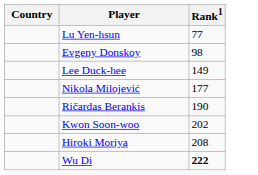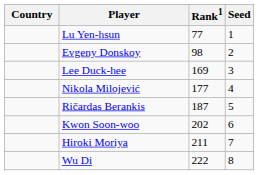+ column: (239, 15)
(200, 70) 149 -> (200, 70) 169
(200, 106) 190 -> (200, 106) 187
(200, 142) 208 -> (200, 142) 211
(200, 160) bold -> (200, 160) normal
